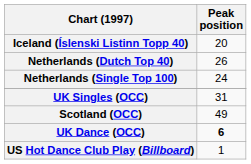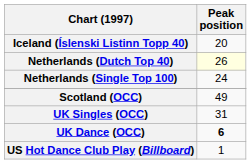(221, 61) no background -> (221, 61) lightyellow background
rows swapped: (101, 114) <-> (101, 97)
